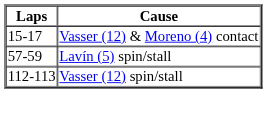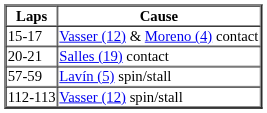+ row: (114, 56)
